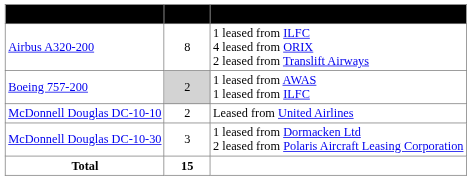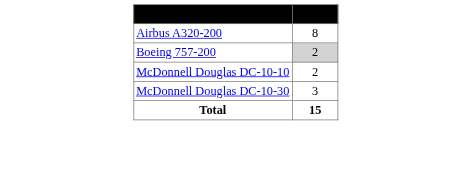- column: (338, 14)
